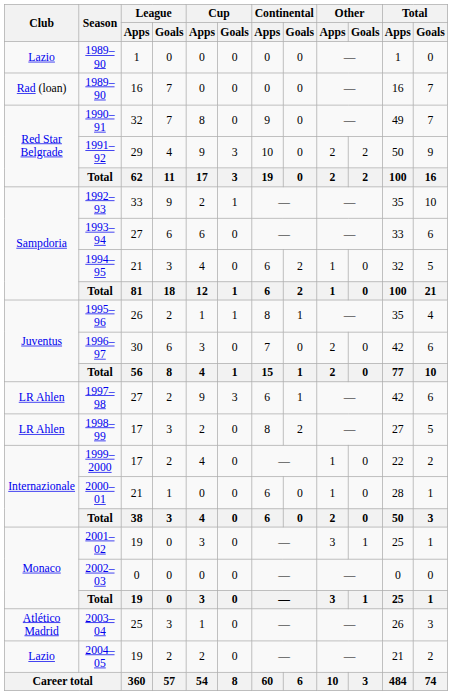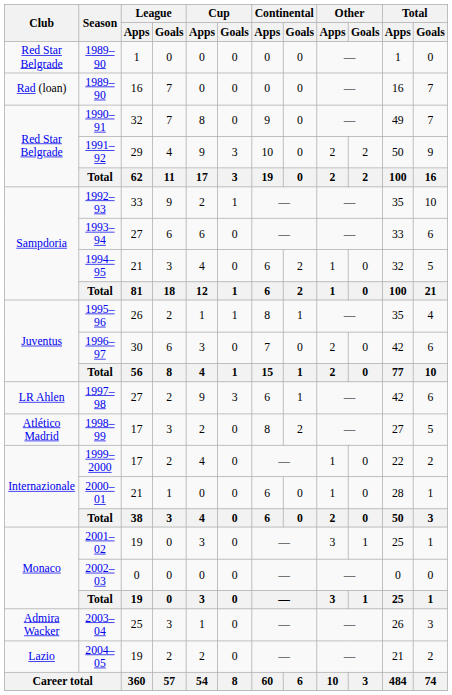(42, 57) Lazio -> (42, 57) Red Star Belgrade
(42, 429) LR Ahlen -> (42, 429) Atlético Madrid
(42, 624) Atlético Madrid -> (42, 624) Admira Wacker
